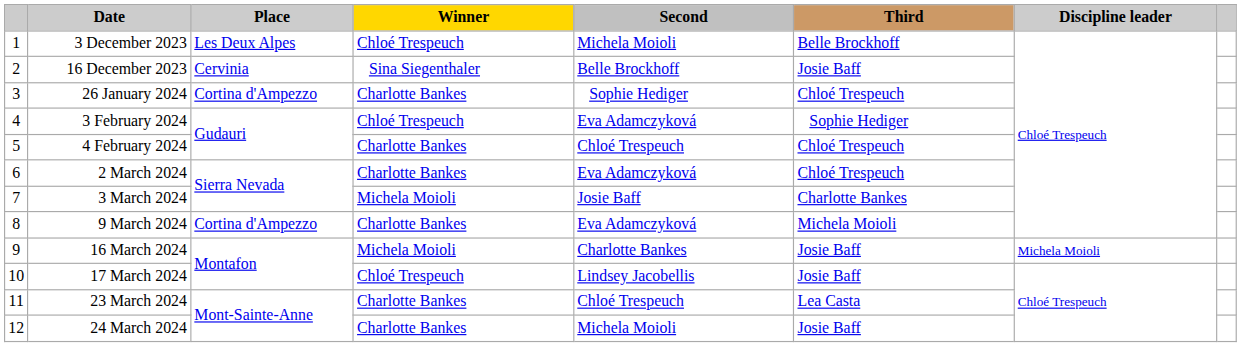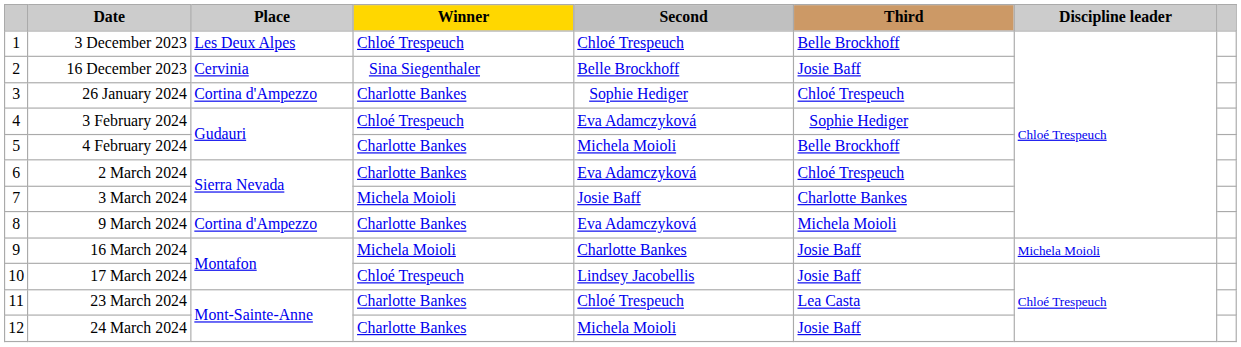(627, 43) Michela Moioli -> (631, 43) Chloé Trespeuch
(631, 146) Chloé Trespeuch -> (627, 146) Michela Moioli
(851, 146) Chloé Trespeuch -> (849, 146) Belle Brockhoff
